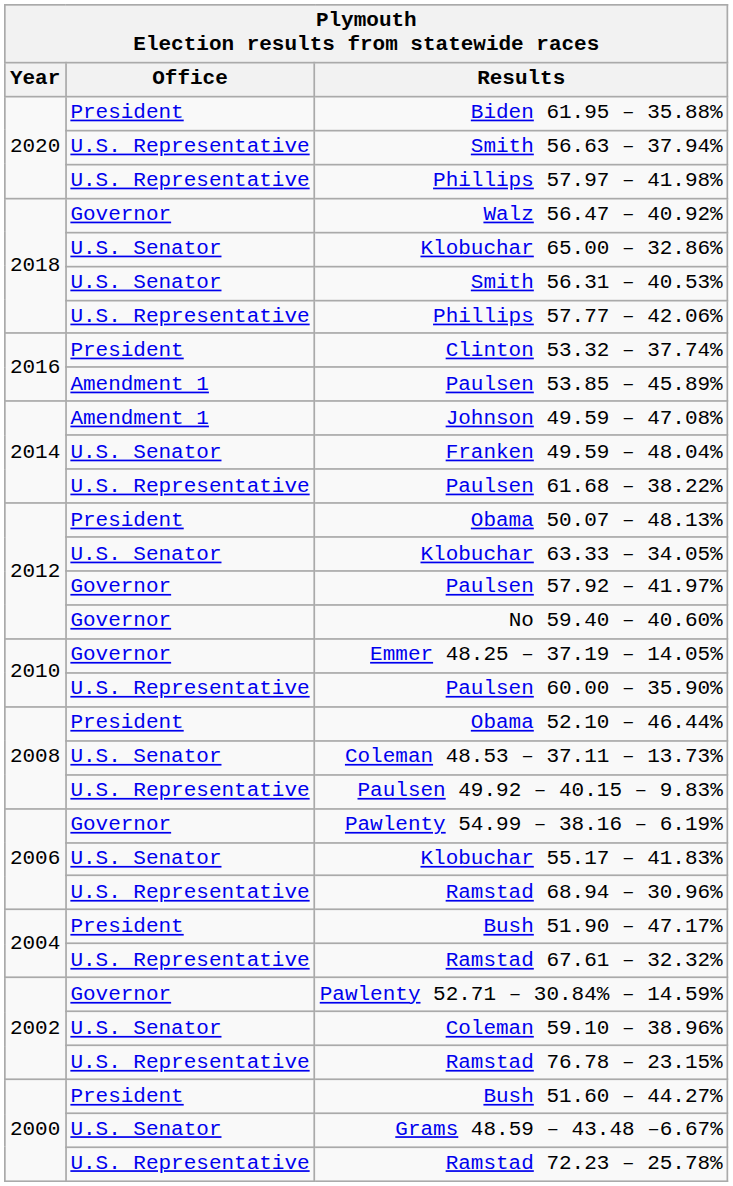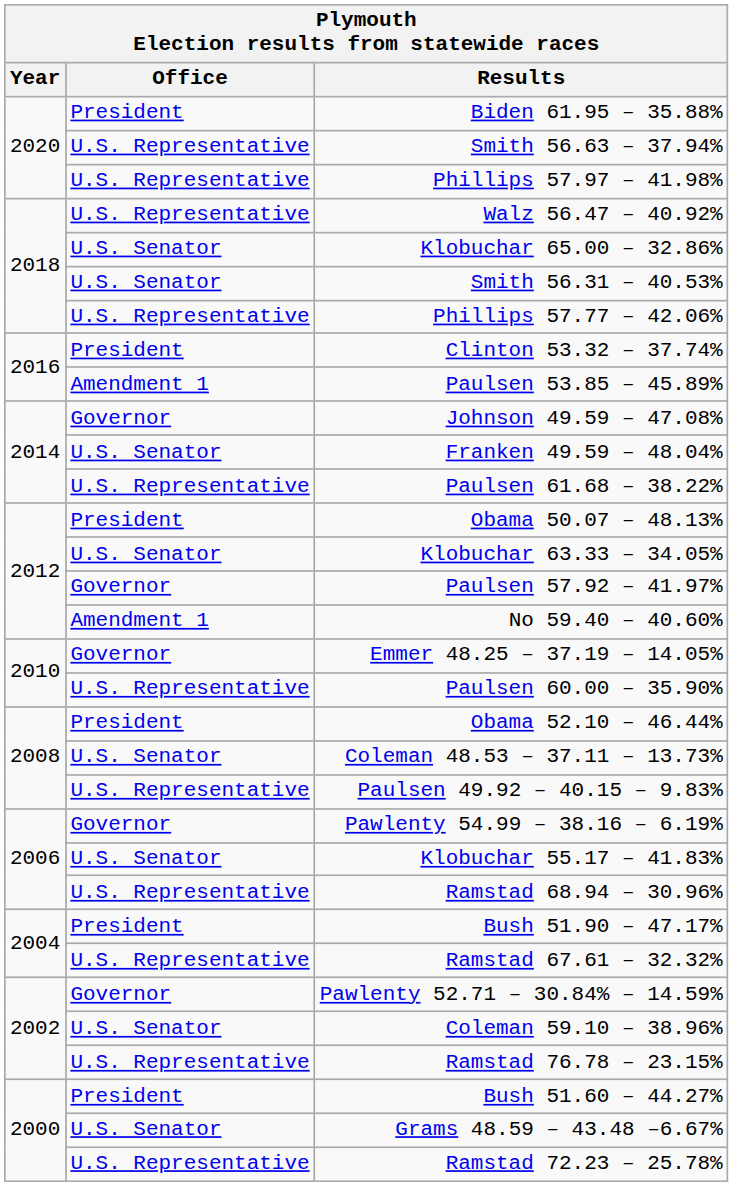(121, 215) Governor -> (190, 215) U.S. Representative
(140, 419) Amendment 1 -> (121, 419) Governor
(121, 622) Governor -> (140, 622) Amendment 1
